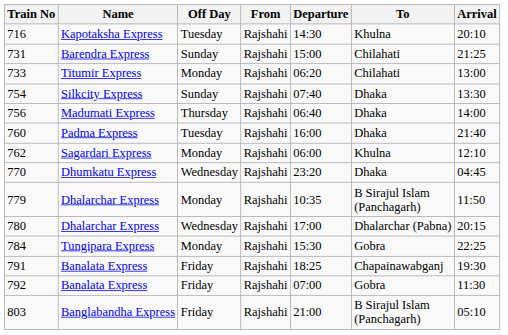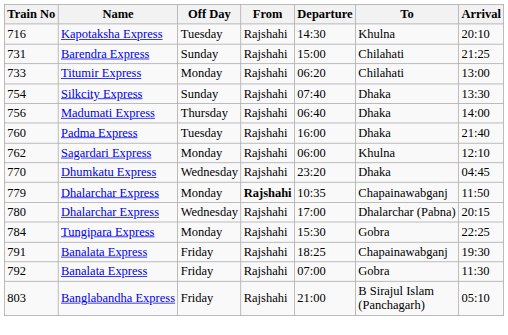(266, 199) normal -> (268, 192) bold
(392, 199) B Sirajul Islam (Panchagarh) -> (403, 192) Chapainawabganj
